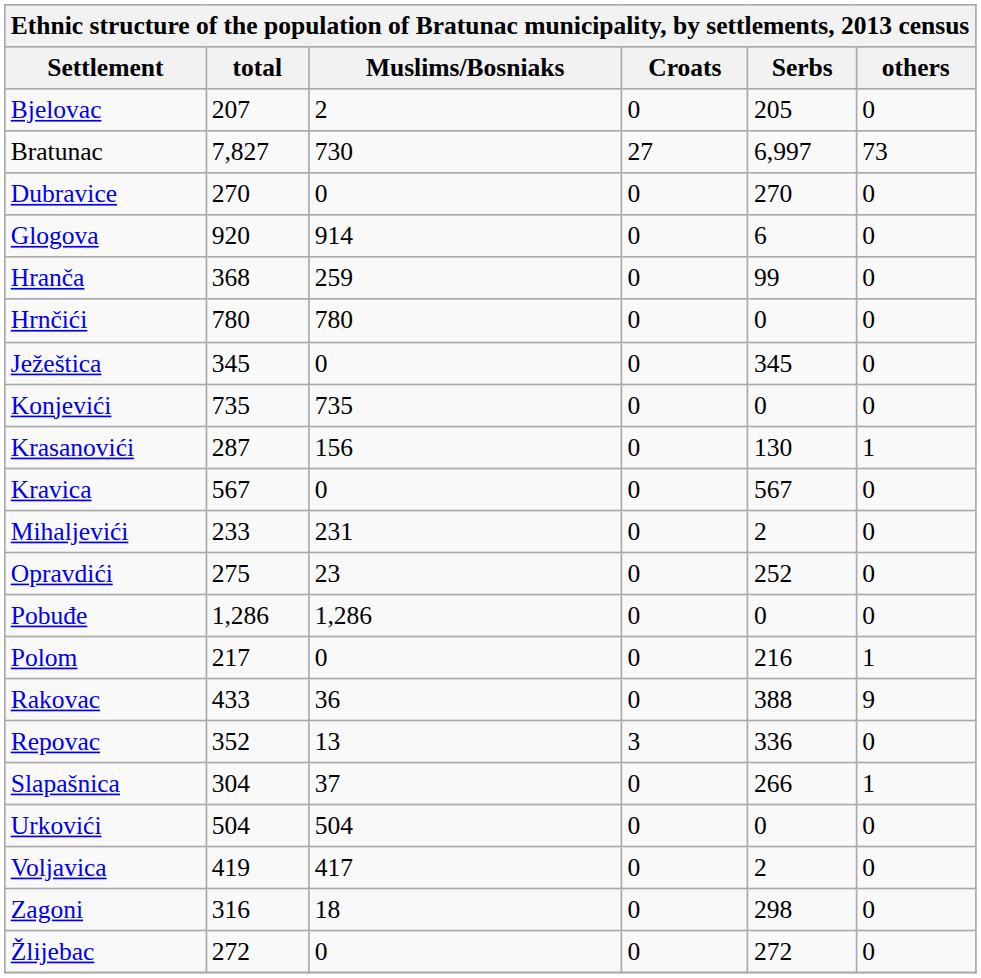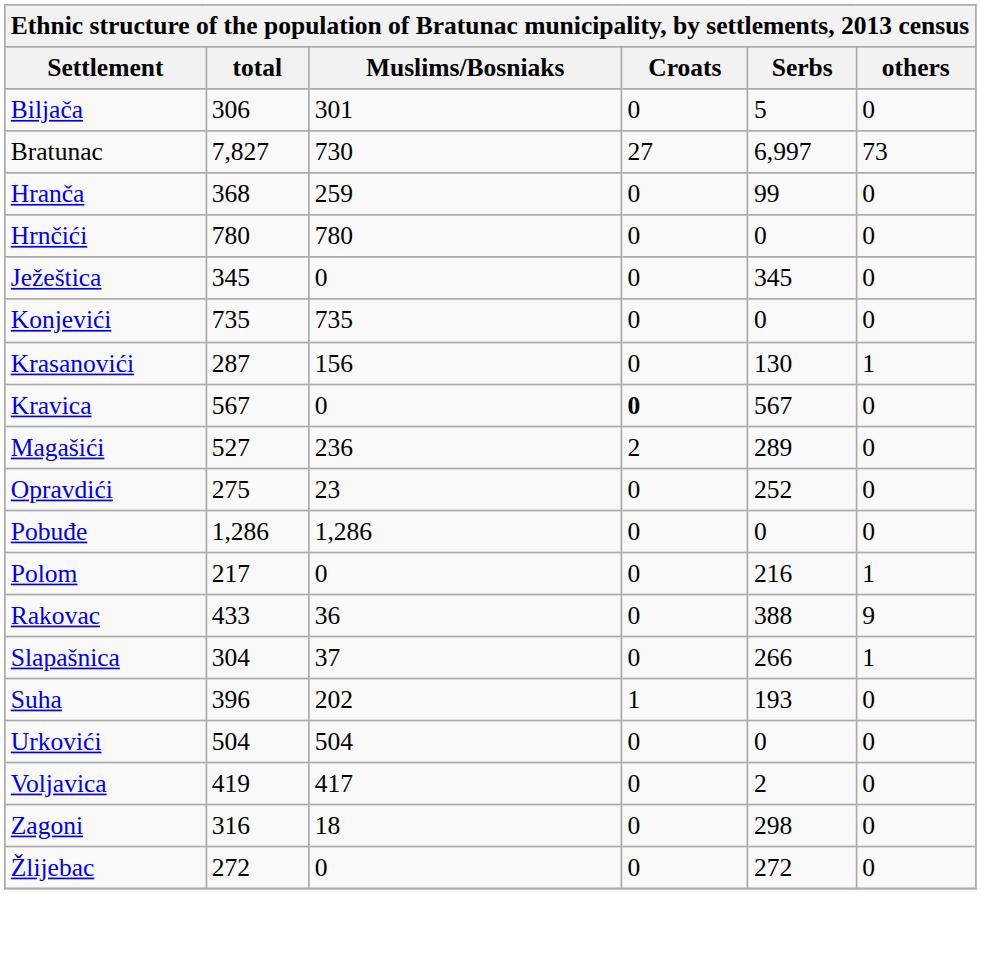+ row: (47, 109)
- row: (56, 109)
- row: (64, 194)
- row: (55, 236)
(634, 488) normal -> (634, 404) bold
+ row: (58, 446)
- row: (70, 530)
- row: (55, 741)
+ row: (36, 699)
